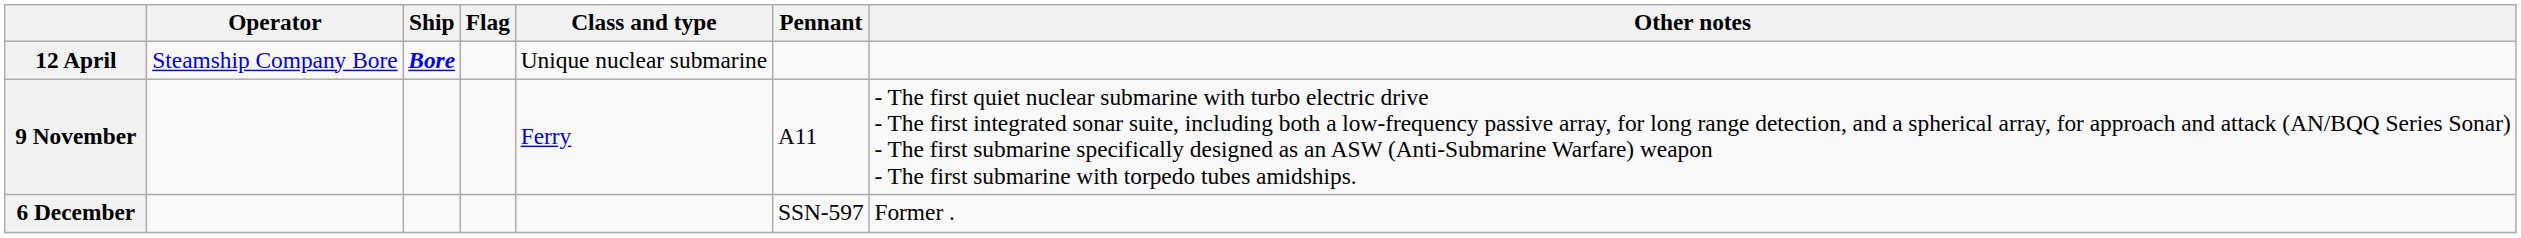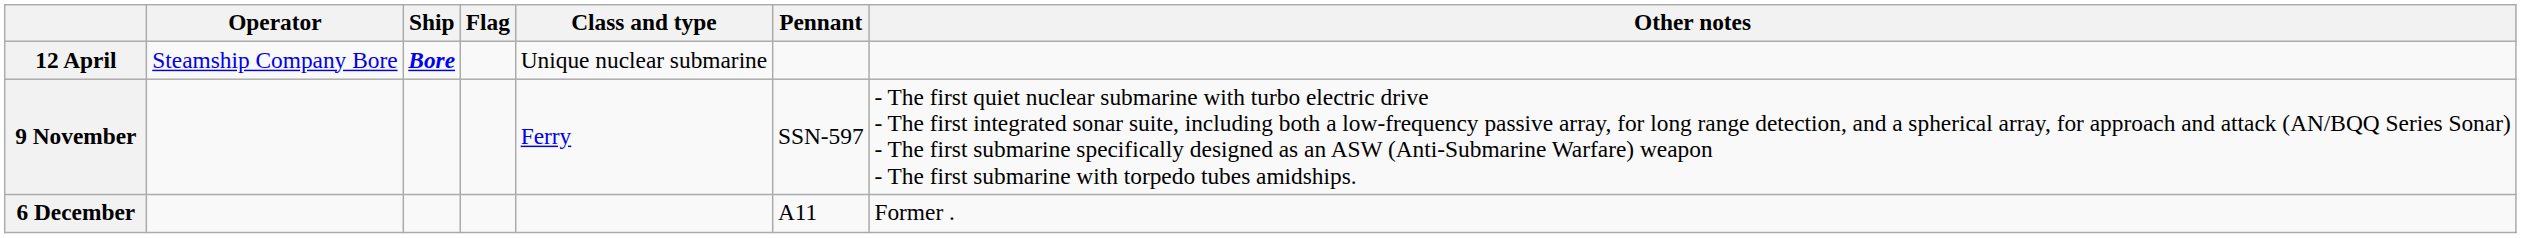(798, 136) A11 -> (821, 136) SSN-597
(821, 213) SSN-597 -> (798, 213) A11
